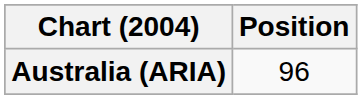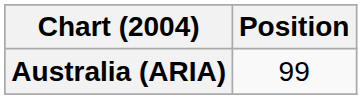(294, 71) 96 -> (294, 71) 99
